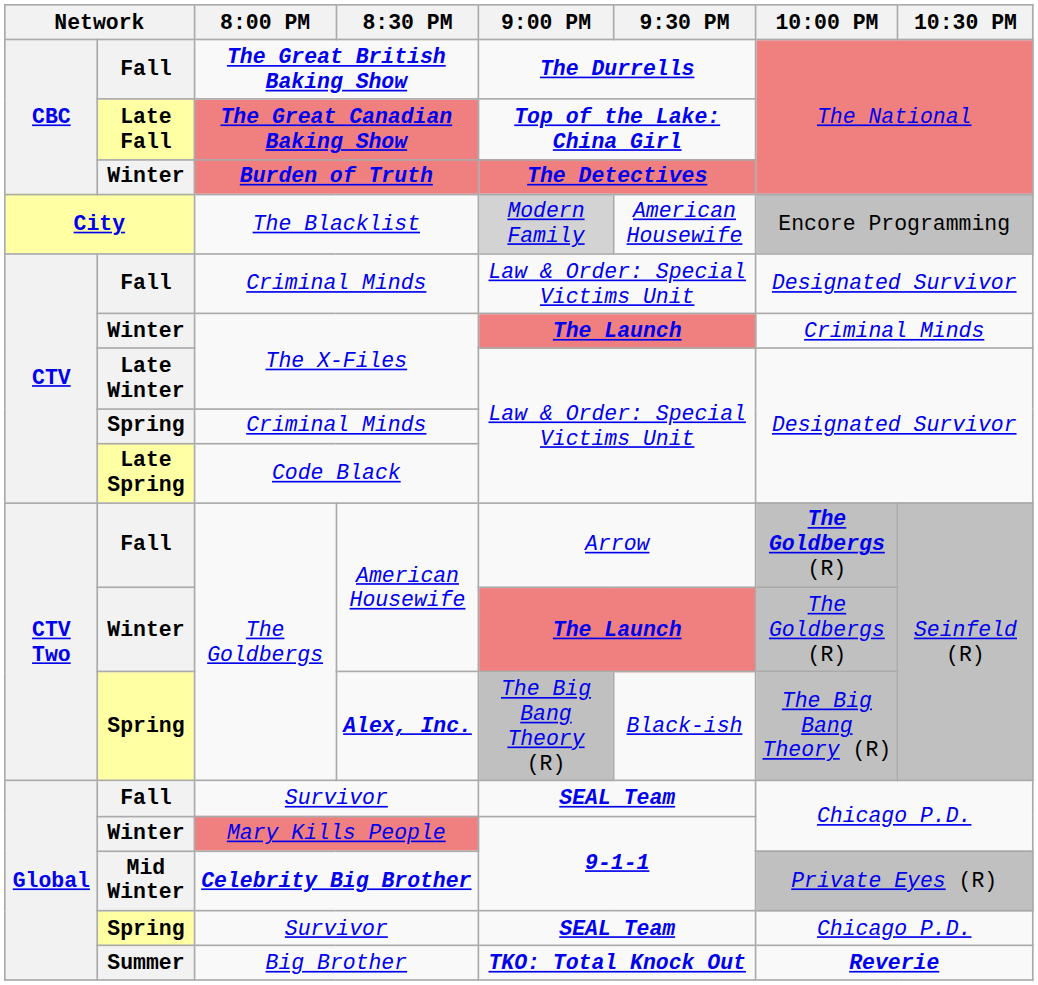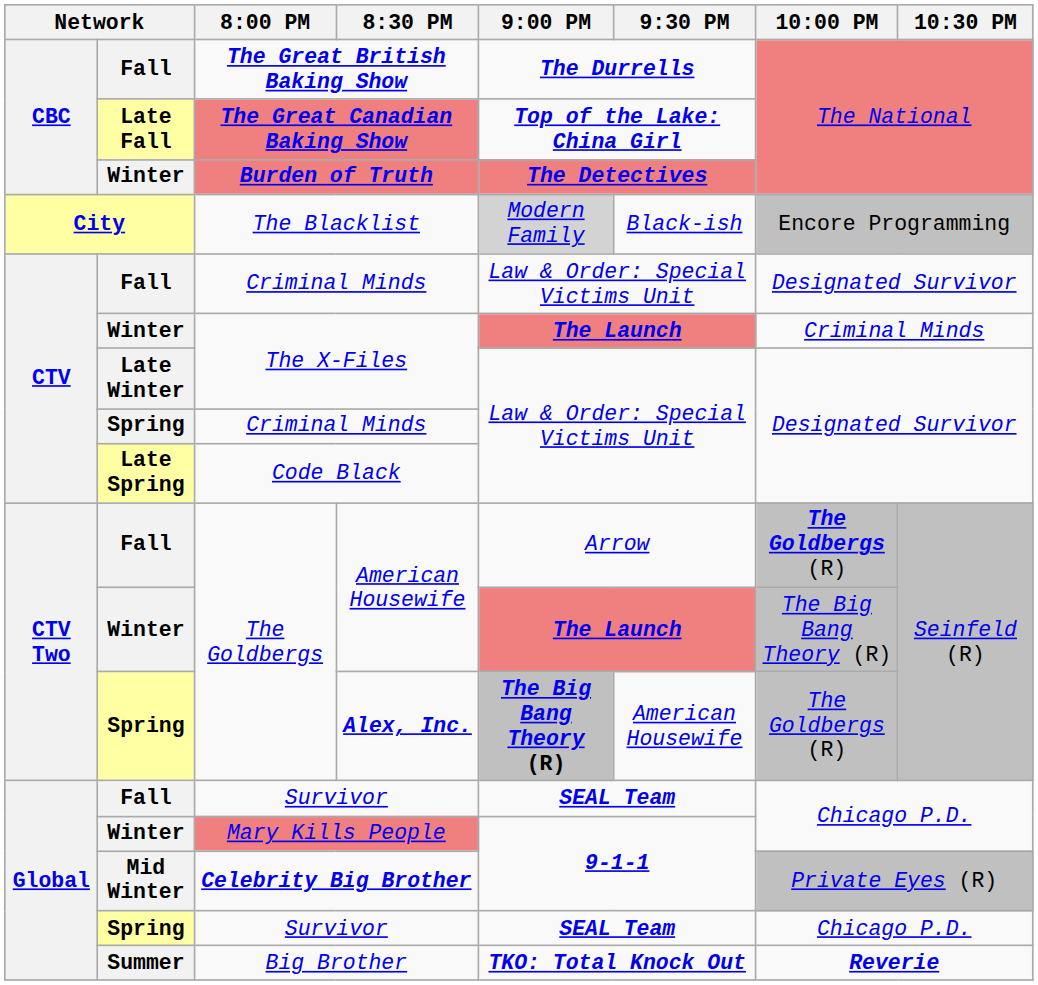(684, 224) American Housewife -> (684, 224) Black-ish
(827, 630) The Goldbergs (R) -> (827, 630) The Big Bang Theory (R)
(546, 726) normal -> (546, 726) bold
(684, 726) Black-ish -> (684, 726) American Housewife
(827, 726) The Big Bang Theory (R) -> (827, 726) The Goldbergs (R)
